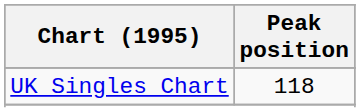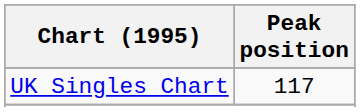(294, 87) 118 -> (294, 87) 117
